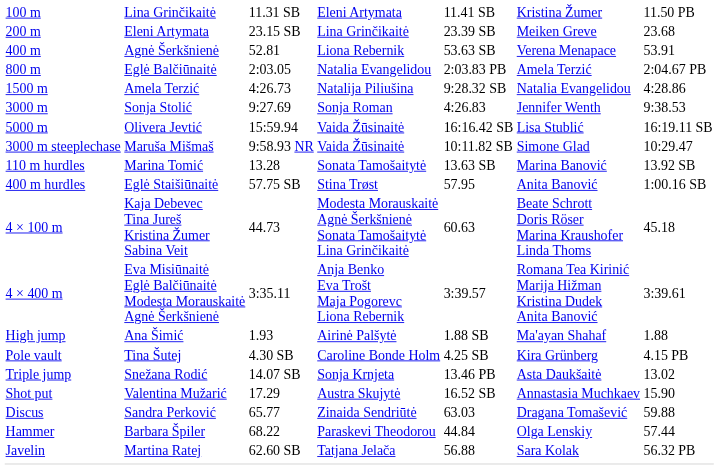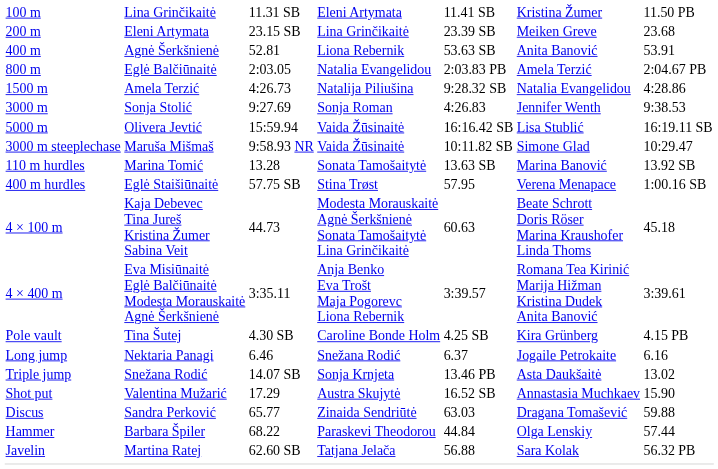(566, 50) Verena Menapace -> (557, 50) Anita Banović
(557, 184) Anita Banović -> (566, 184) Verena Menapace
- row: (36, 336)
+ row: (36, 355)
